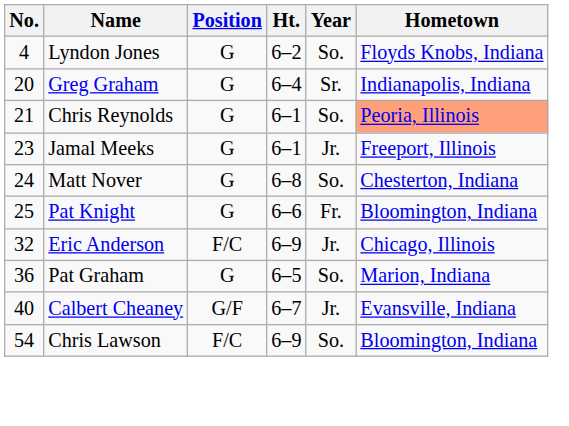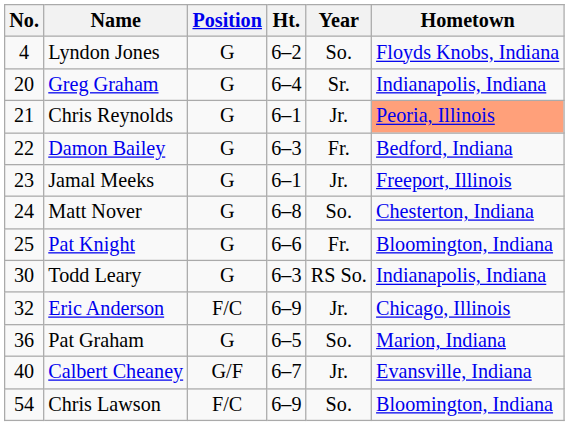(331, 116) So. -> (339, 116) Jr.
+ row: (107, 148)
+ row: (95, 276)
